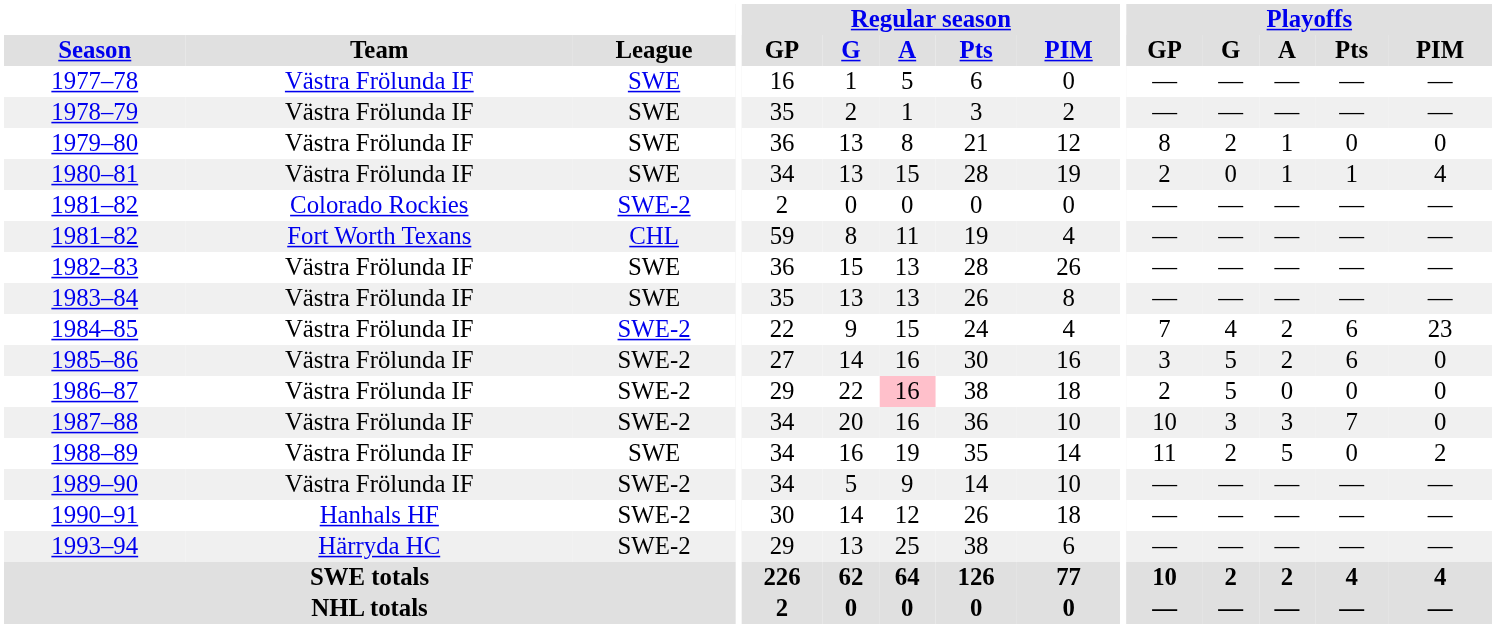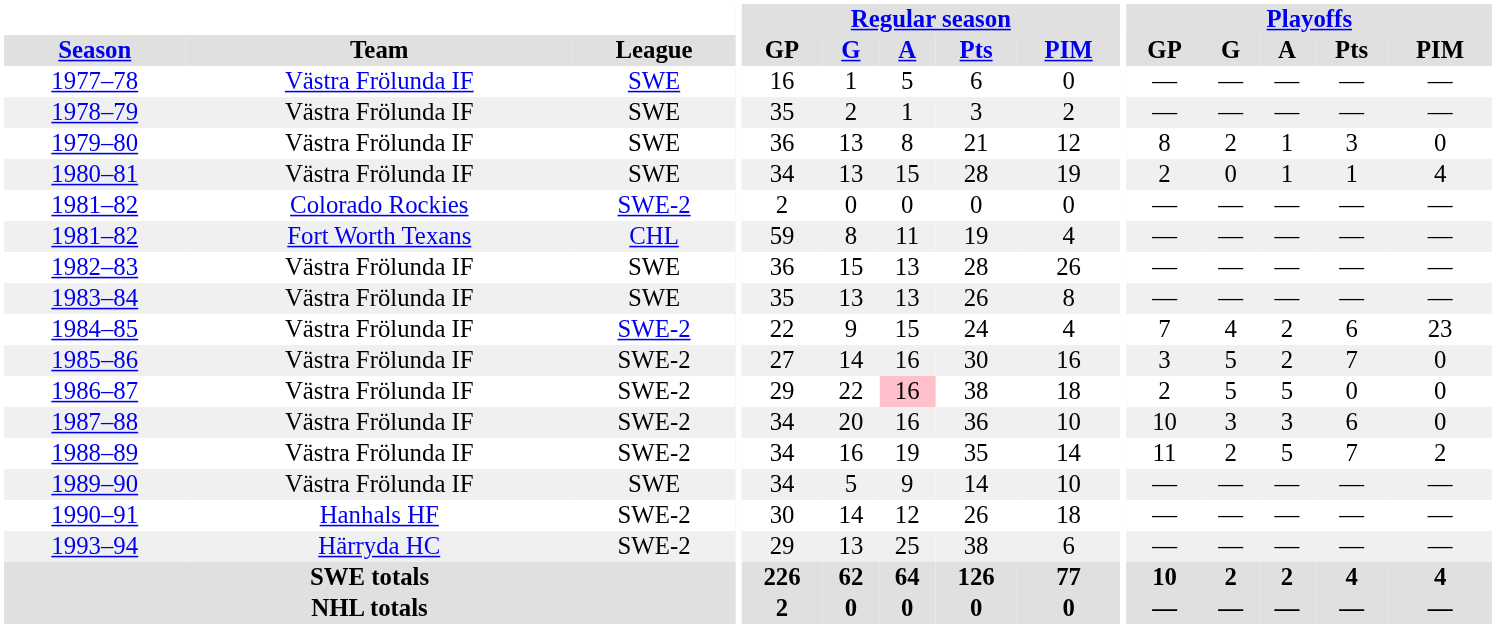(1352, 143) 0 -> (1352, 143) 3
(1352, 360) 6 -> (1352, 360) 7
(1287, 391) 0 -> (1287, 391) 5
(1352, 422) 7 -> (1352, 422) 6
(654, 453) SWE -> (654, 453) SWE-2
(1352, 453) 0 -> (1352, 453) 7
(654, 484) SWE-2 -> (654, 484) SWE
